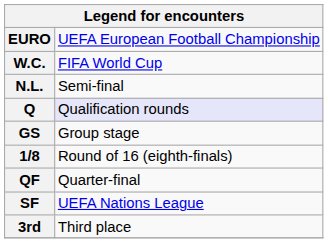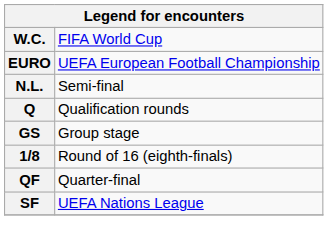rows swapped: (29, 63) <-> (29, 39)
(123, 109) lavender background -> (123, 109) no background
- row: (29, 226)
